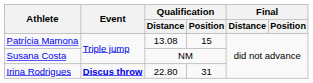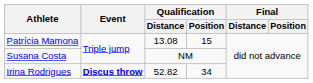(166, 71) 22.80 -> (166, 71) 52.82
(206, 71) 31 -> (206, 71) 34
